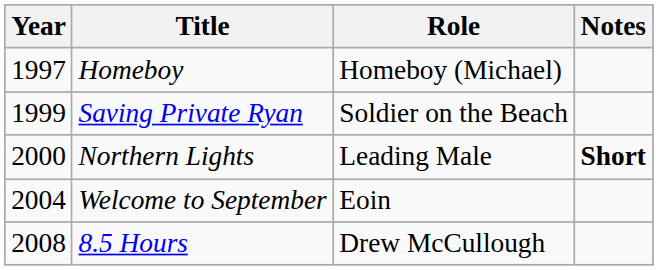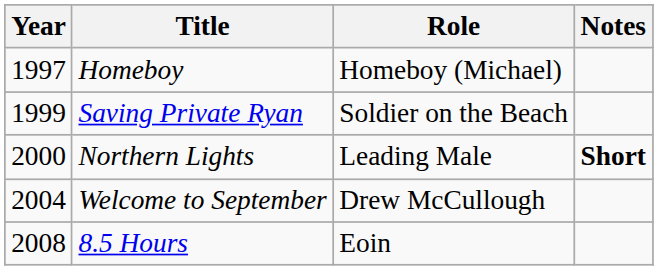(365, 199) Eoin -> (442, 199) Drew McCullough
(442, 243) Drew McCullough -> (365, 243) Eoin
